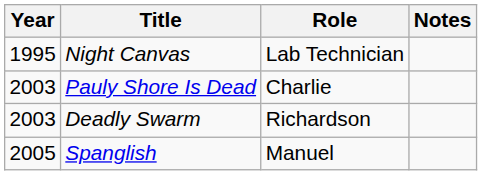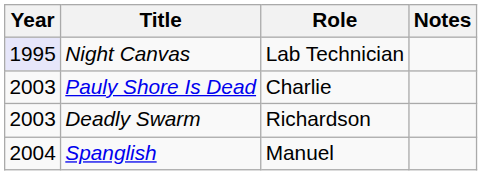(33, 53) no background -> (33, 53) lavender background
(33, 152) 2005 -> (33, 152) 2004
